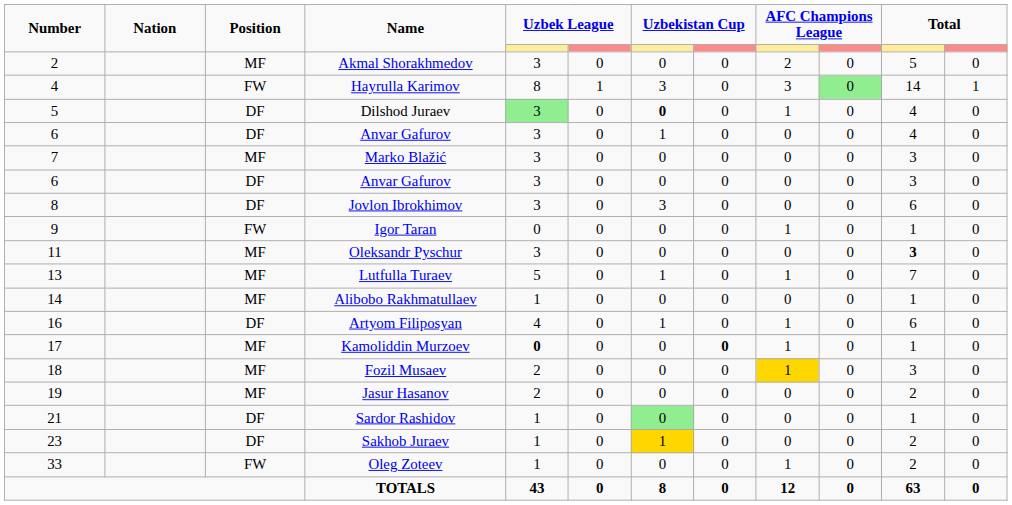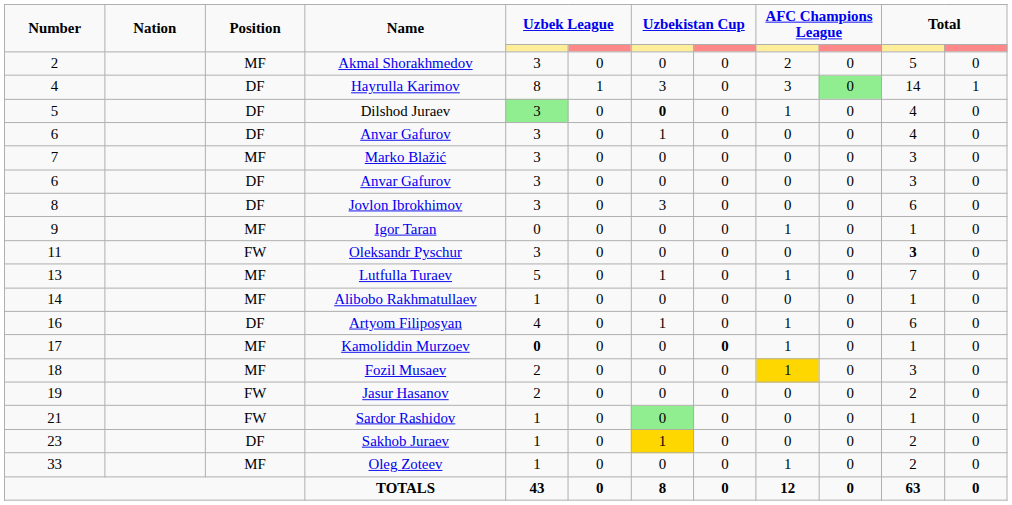(255, 87) FW -> (255, 87) DF
(255, 228) FW -> (255, 228) MF
(255, 252) MF -> (255, 252) FW
(255, 393) MF -> (255, 393) FW
(255, 417) DF -> (255, 417) FW
(255, 464) FW -> (255, 464) MF
